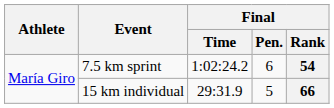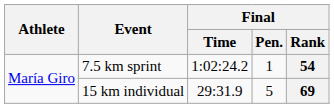(269, 66) 6 -> (269, 66) 1
(308, 91) 66 -> (308, 91) 69
